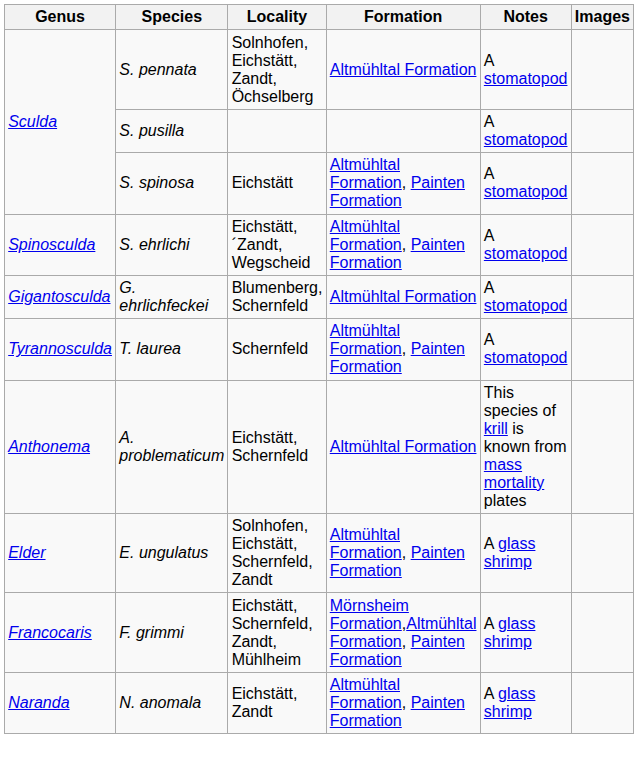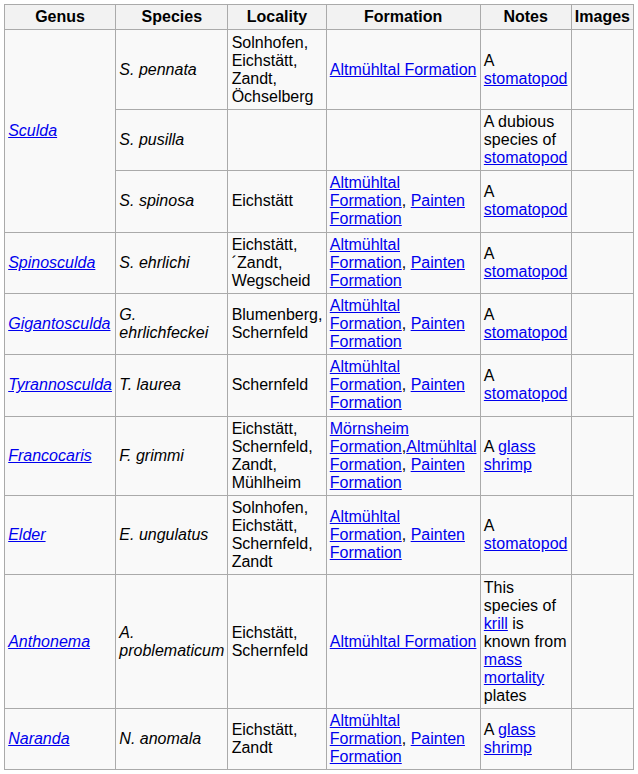(526, 130) A stomatopod -> (526, 139) A dubious species of stomatopod
(403, 297) Altmühltal Formation -> (397, 324) Altmühltal Formation, Painten Formation
rows swapped: (172, 446) <-> (152, 632)
(510, 553) A glass shrimp -> (526, 535) A stomatopod
